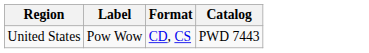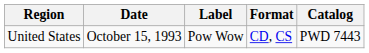+ column: (134, 15)
